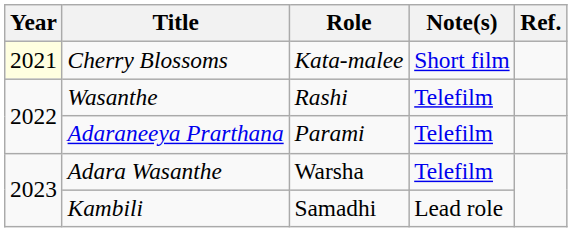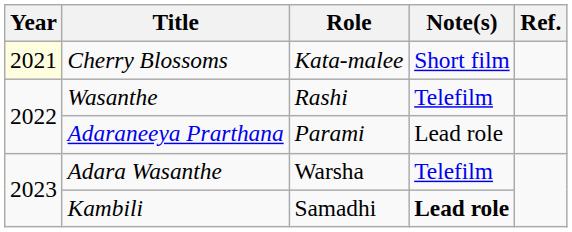(454, 134) Telefilm -> (459, 134) Lead role
(459, 208) normal -> (462, 208) bold
